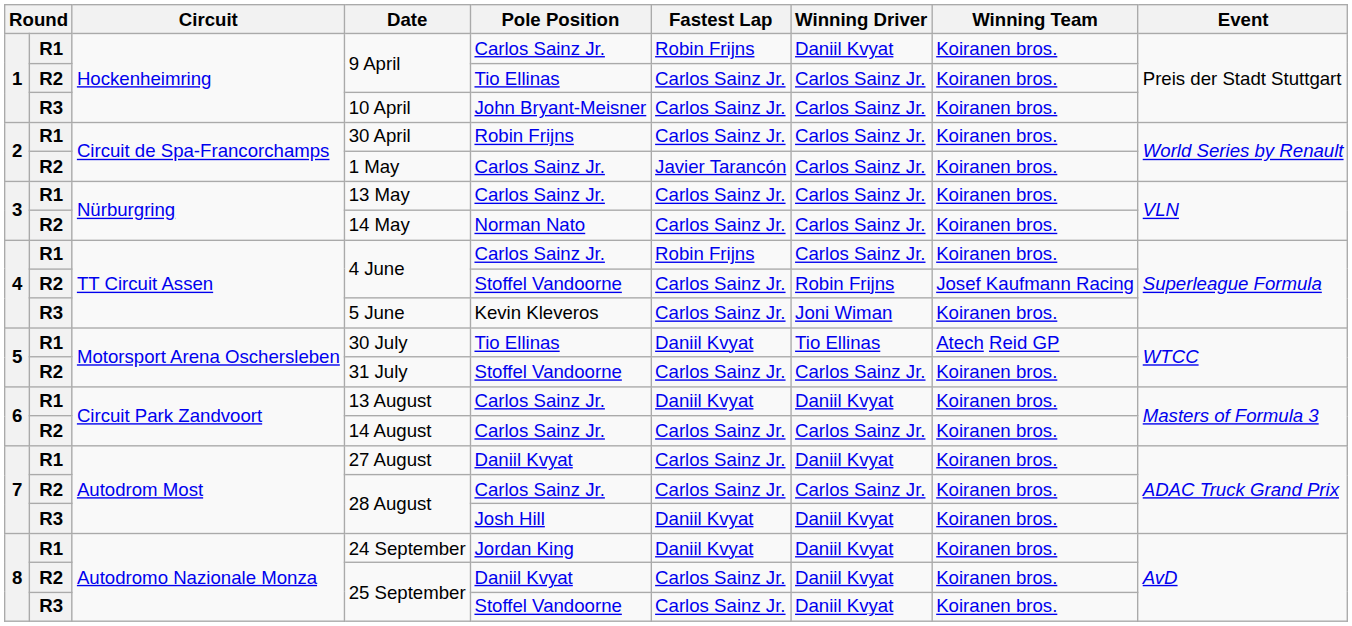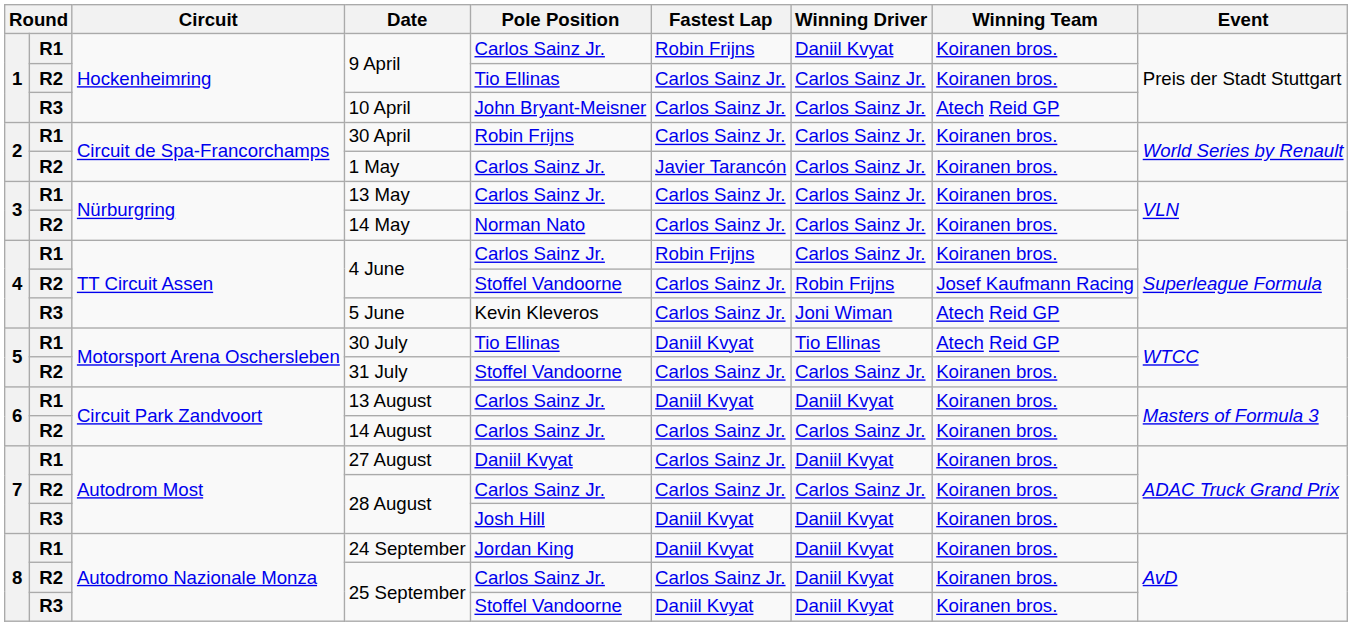(997, 107) Koiranen bros. -> (998, 107) Atech Reid GP
(997, 313) Koiranen bros. -> (998, 313) Atech Reid GP
(524, 577) Daniil Kvyat -> (540, 577) Carlos Sainz Jr.
(720, 606) Carlos Sainz Jr. -> (704, 606) Daniil Kvyat
